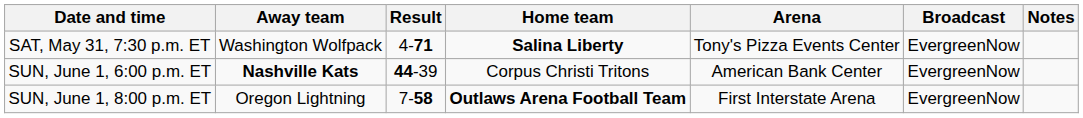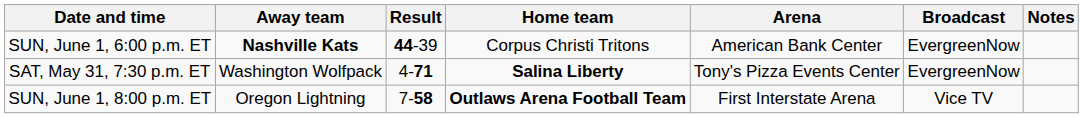rows swapped: (110, 44) <-> (110, 71)
(964, 98) EvergreenNow -> (964, 98) Vice TV
